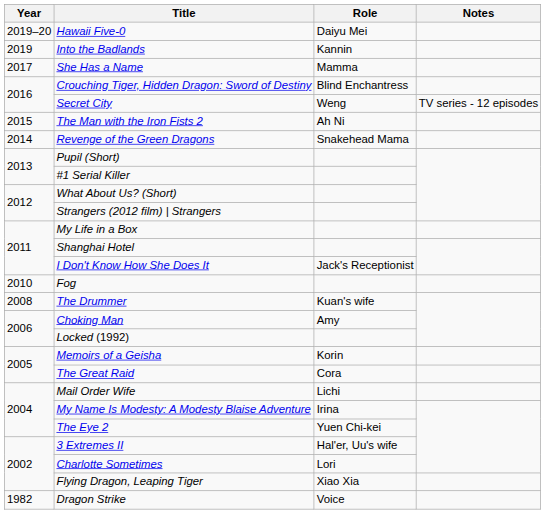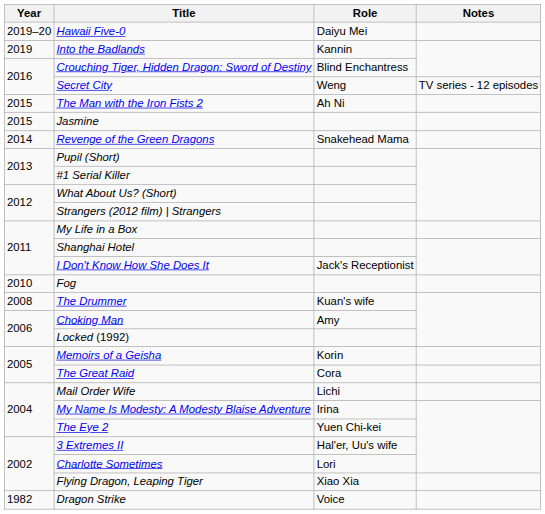- row: (100, 67)
+ row: (78, 121)
